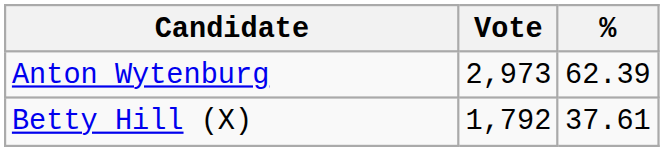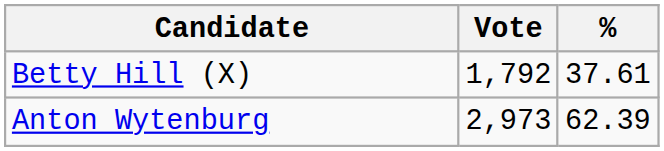rows swapped: (141, 75) <-> (132, 122)
